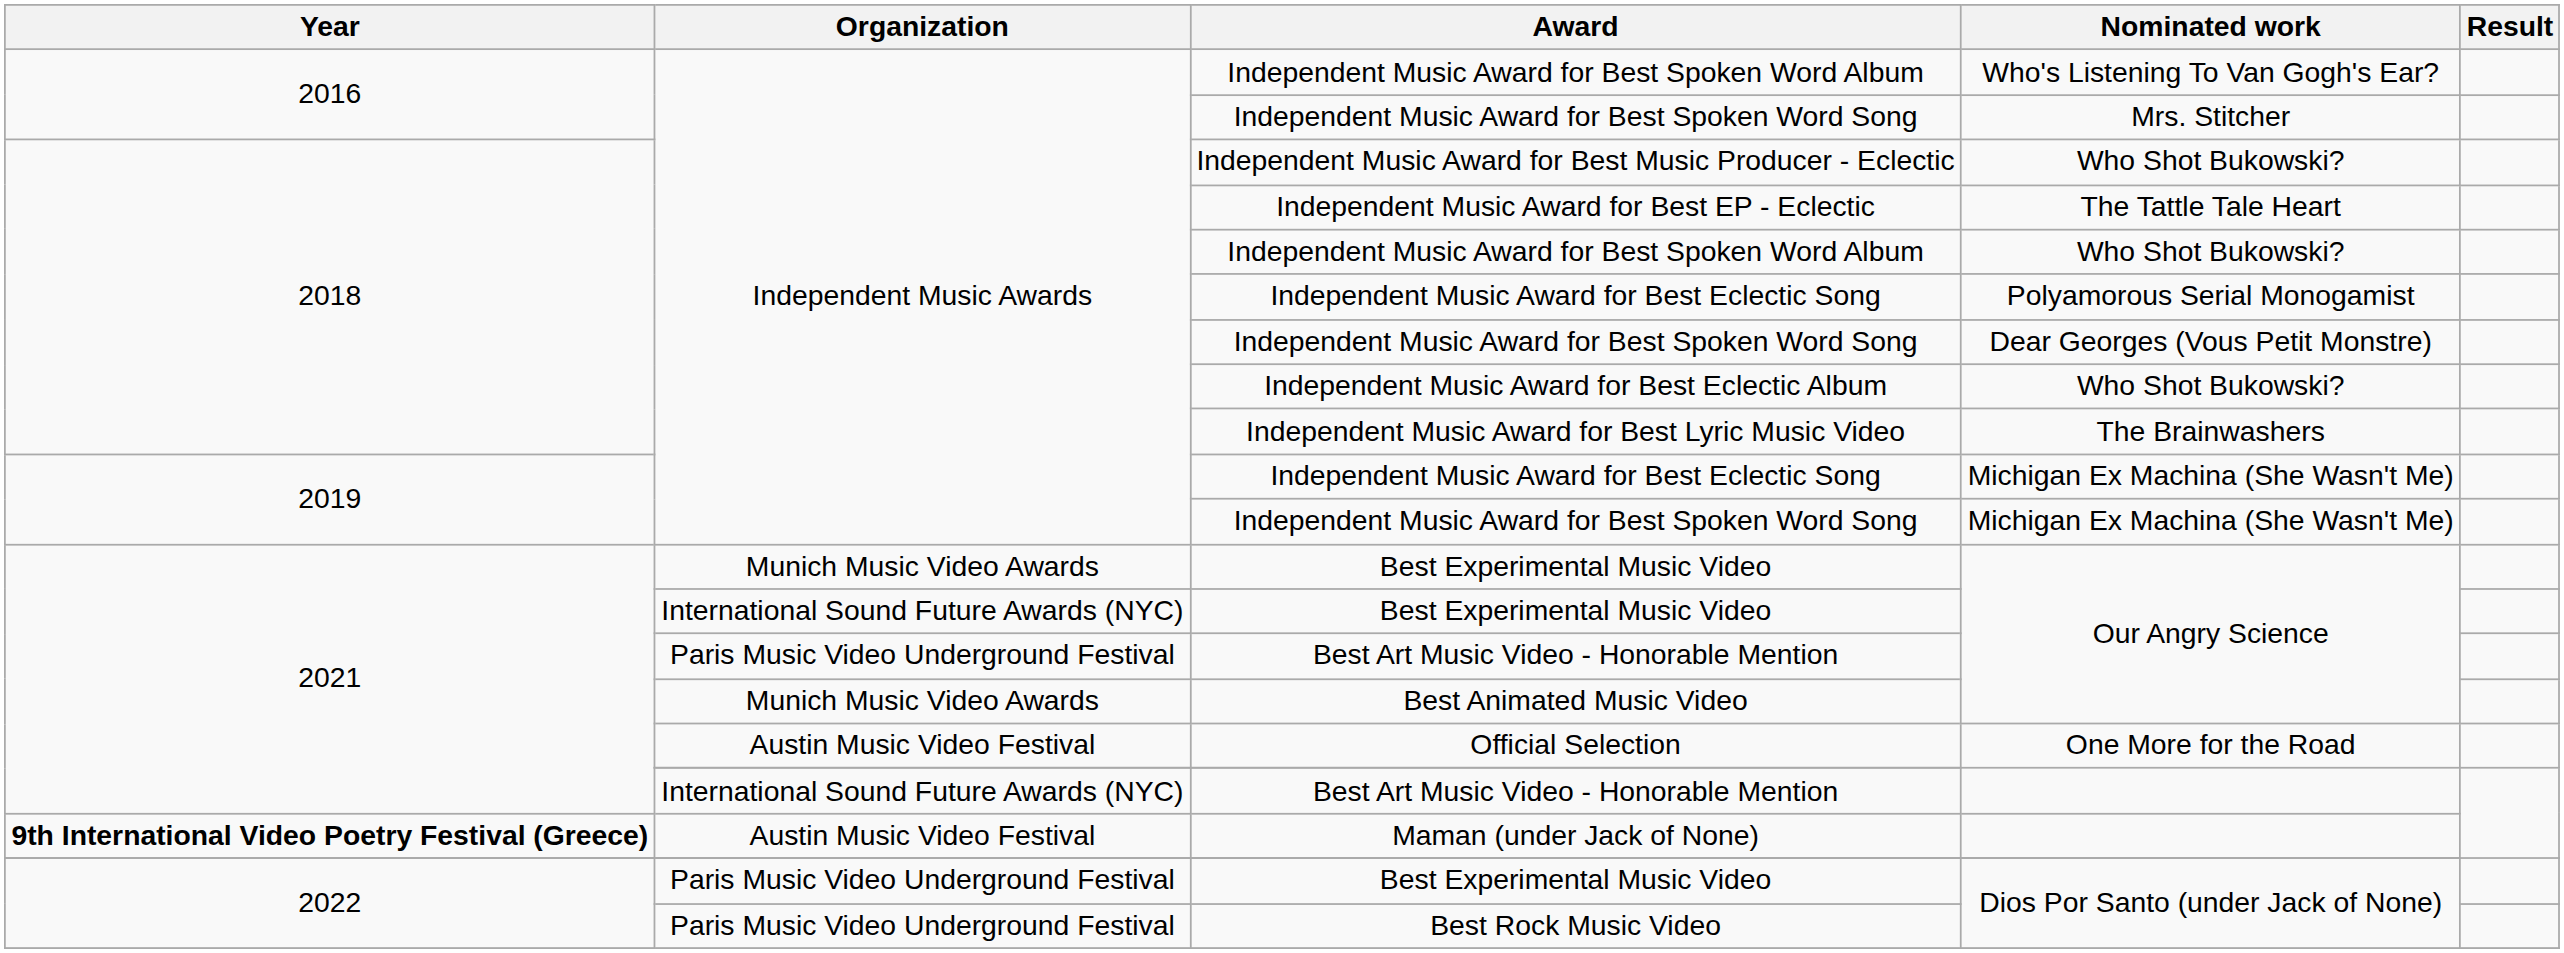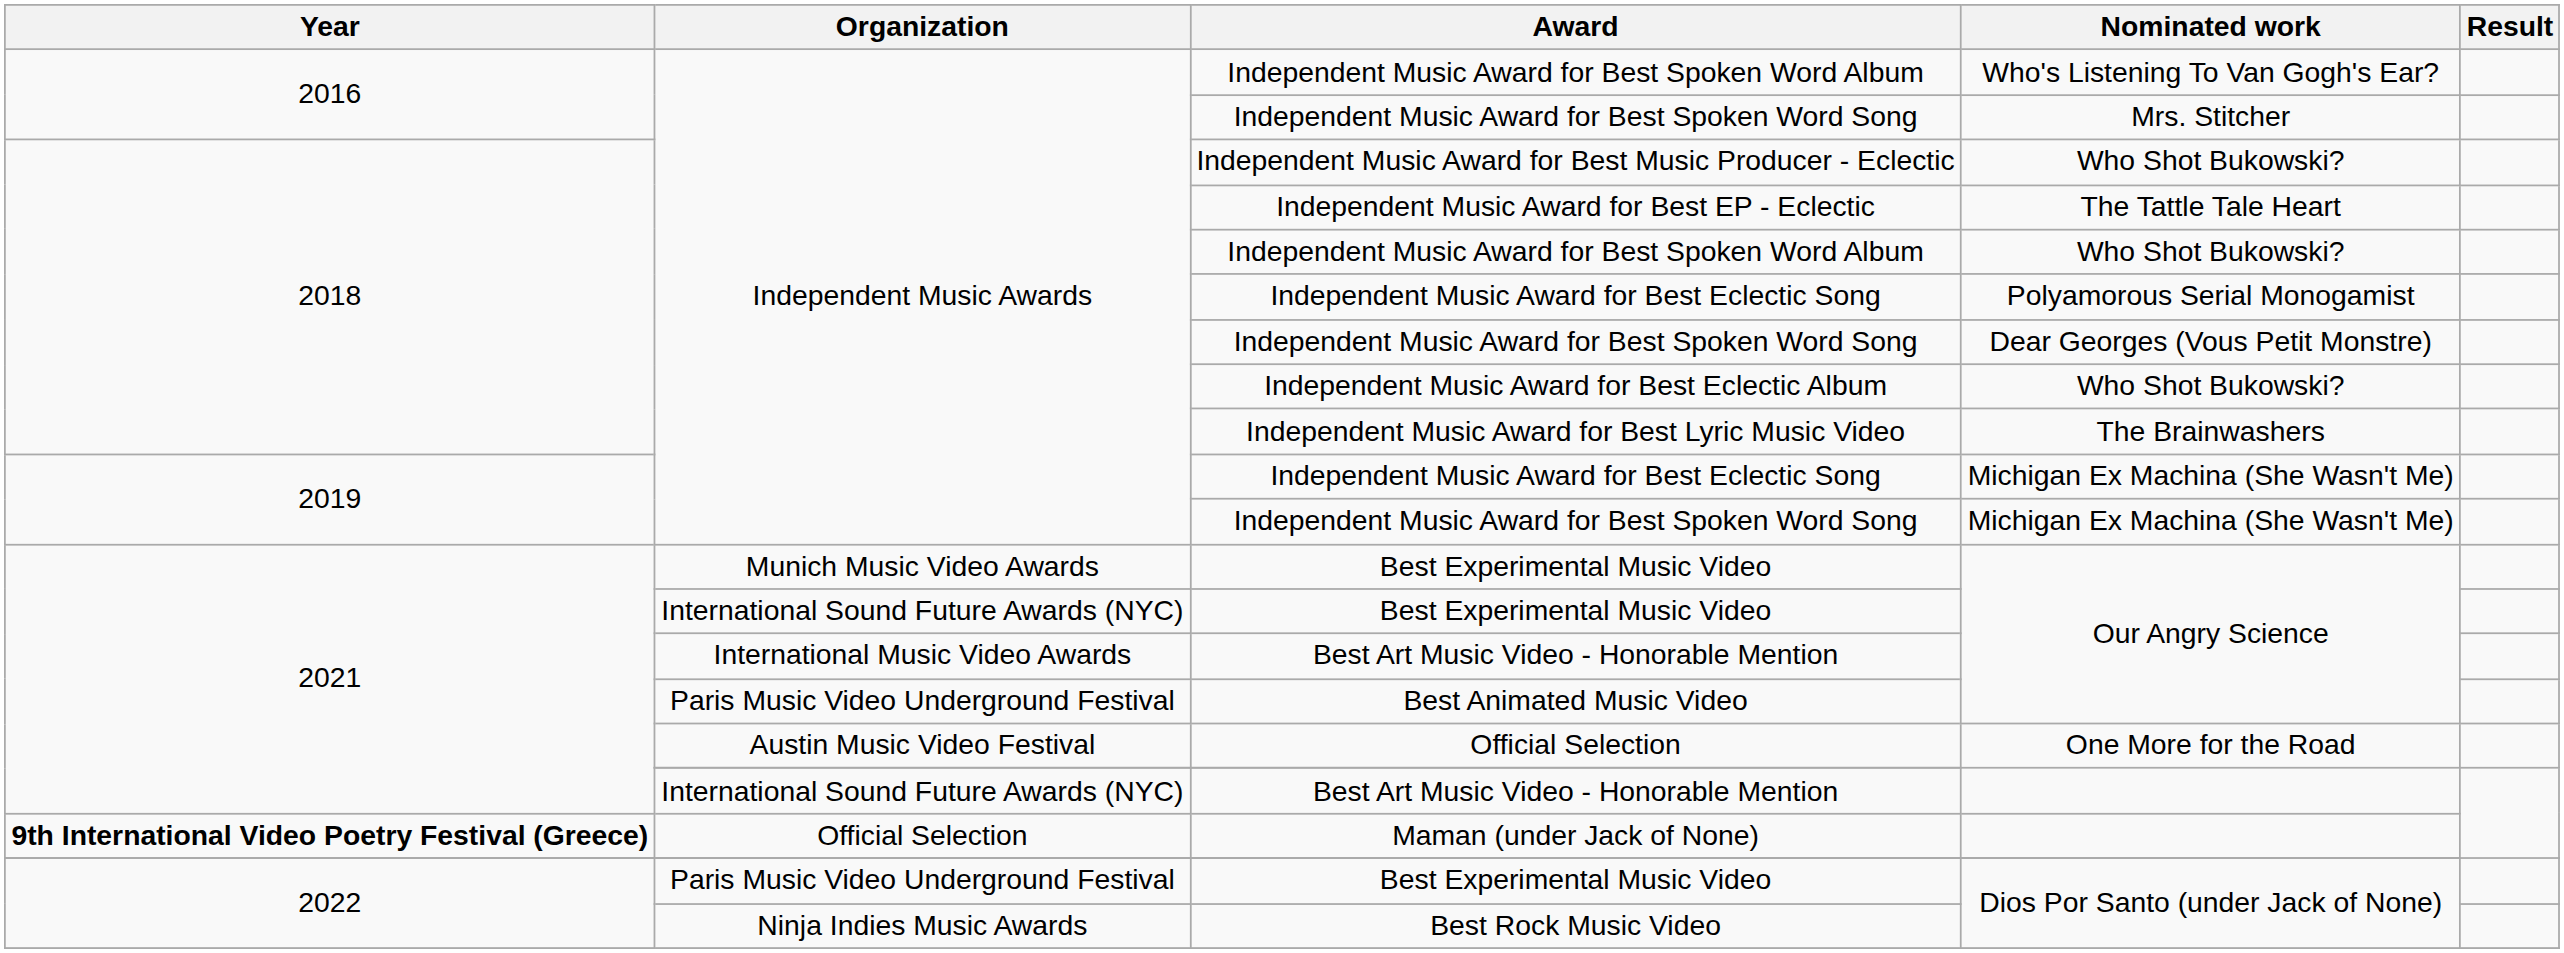(922, 655) Paris Music Video Underground Festival -> (922, 655) International Music Video Awards
(922, 700) Munich Music Video Awards -> (922, 700) Paris Music Video Underground Festival
(922, 835) Austin Music Video Festival -> (922, 835) Official Selection
(922, 925) Paris Music Video Underground Festival -> (922, 925) Ninja Indies Music Awards
